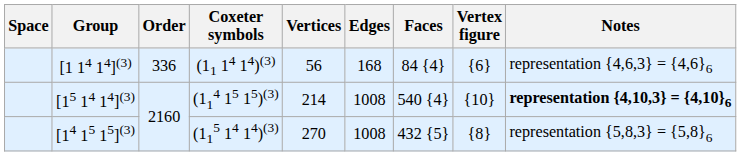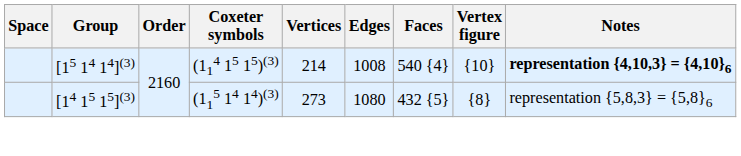- row: (96, 65)
(314, 133) 270 -> (314, 99) 273
(369, 133) 1008 -> (369, 99) 1080
